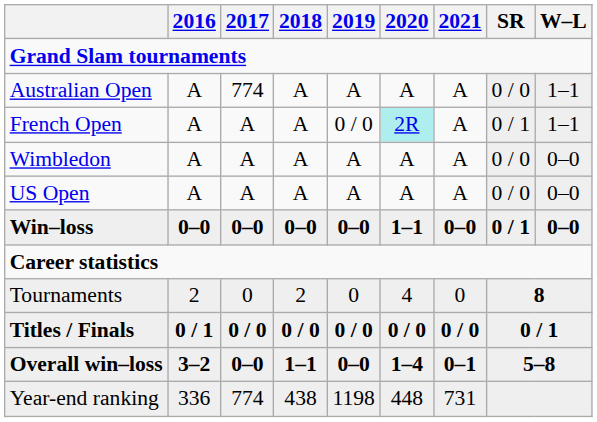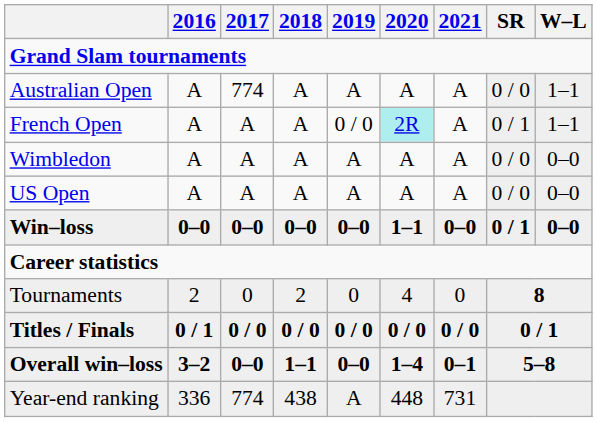(354, 398) 1198 -> (354, 398) A
